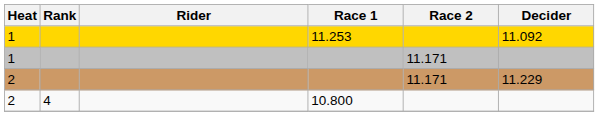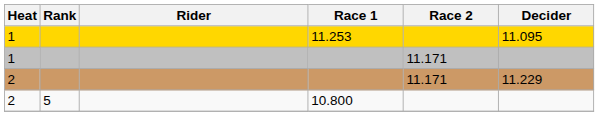(522, 37) 11.092 -> (522, 37) 11.095
(47, 101) 4 -> (47, 101) 5
